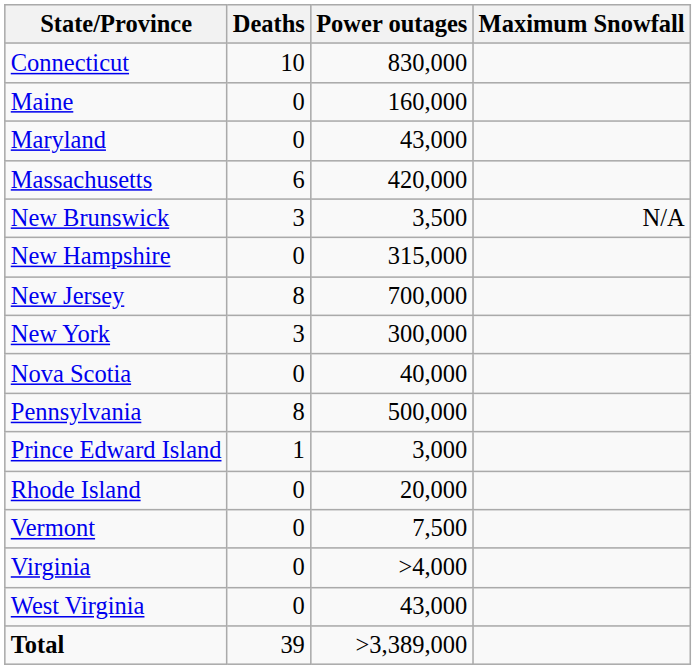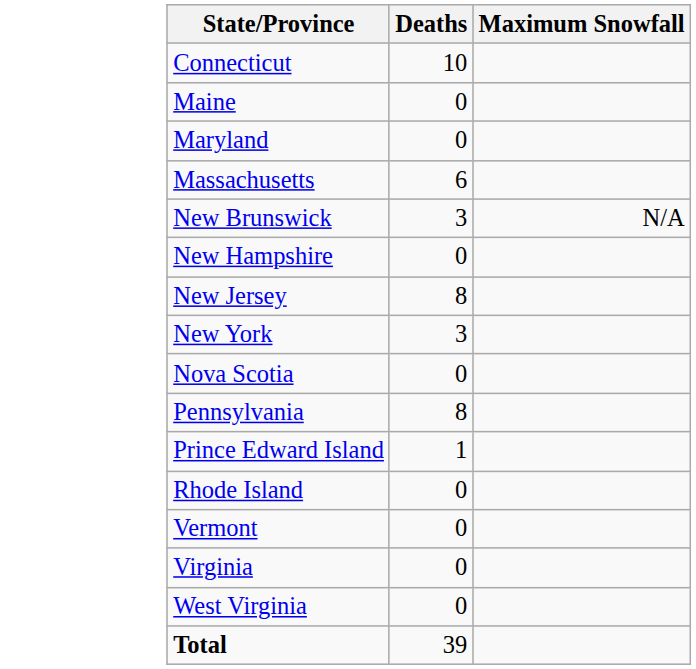- column: (392, 23)
